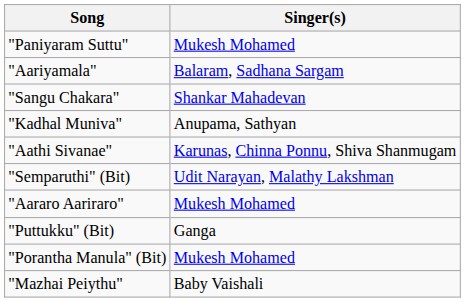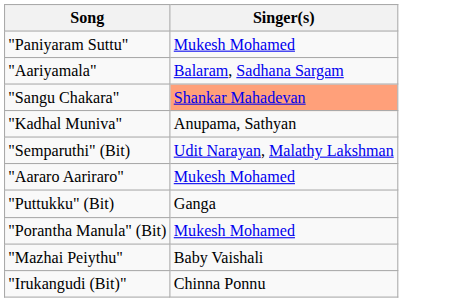(240, 97) no background -> (240, 97) lightsalmon background
- row: (60, 150)
+ row: (67, 283)
